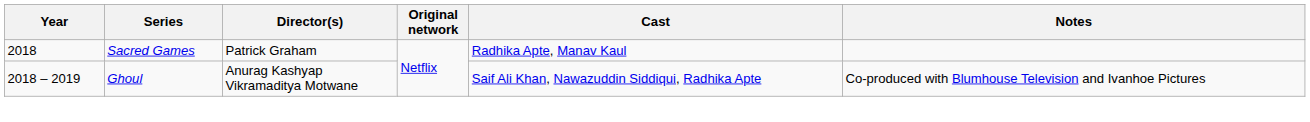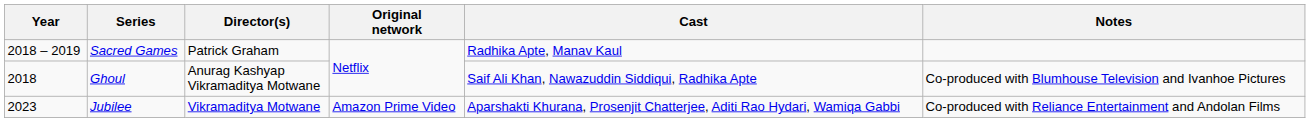(22, 50) 2018 -> (44, 50) 2018 – 2019
(44, 78) 2018 – 2019 -> (22, 78) 2018
+ row: (111, 106)
